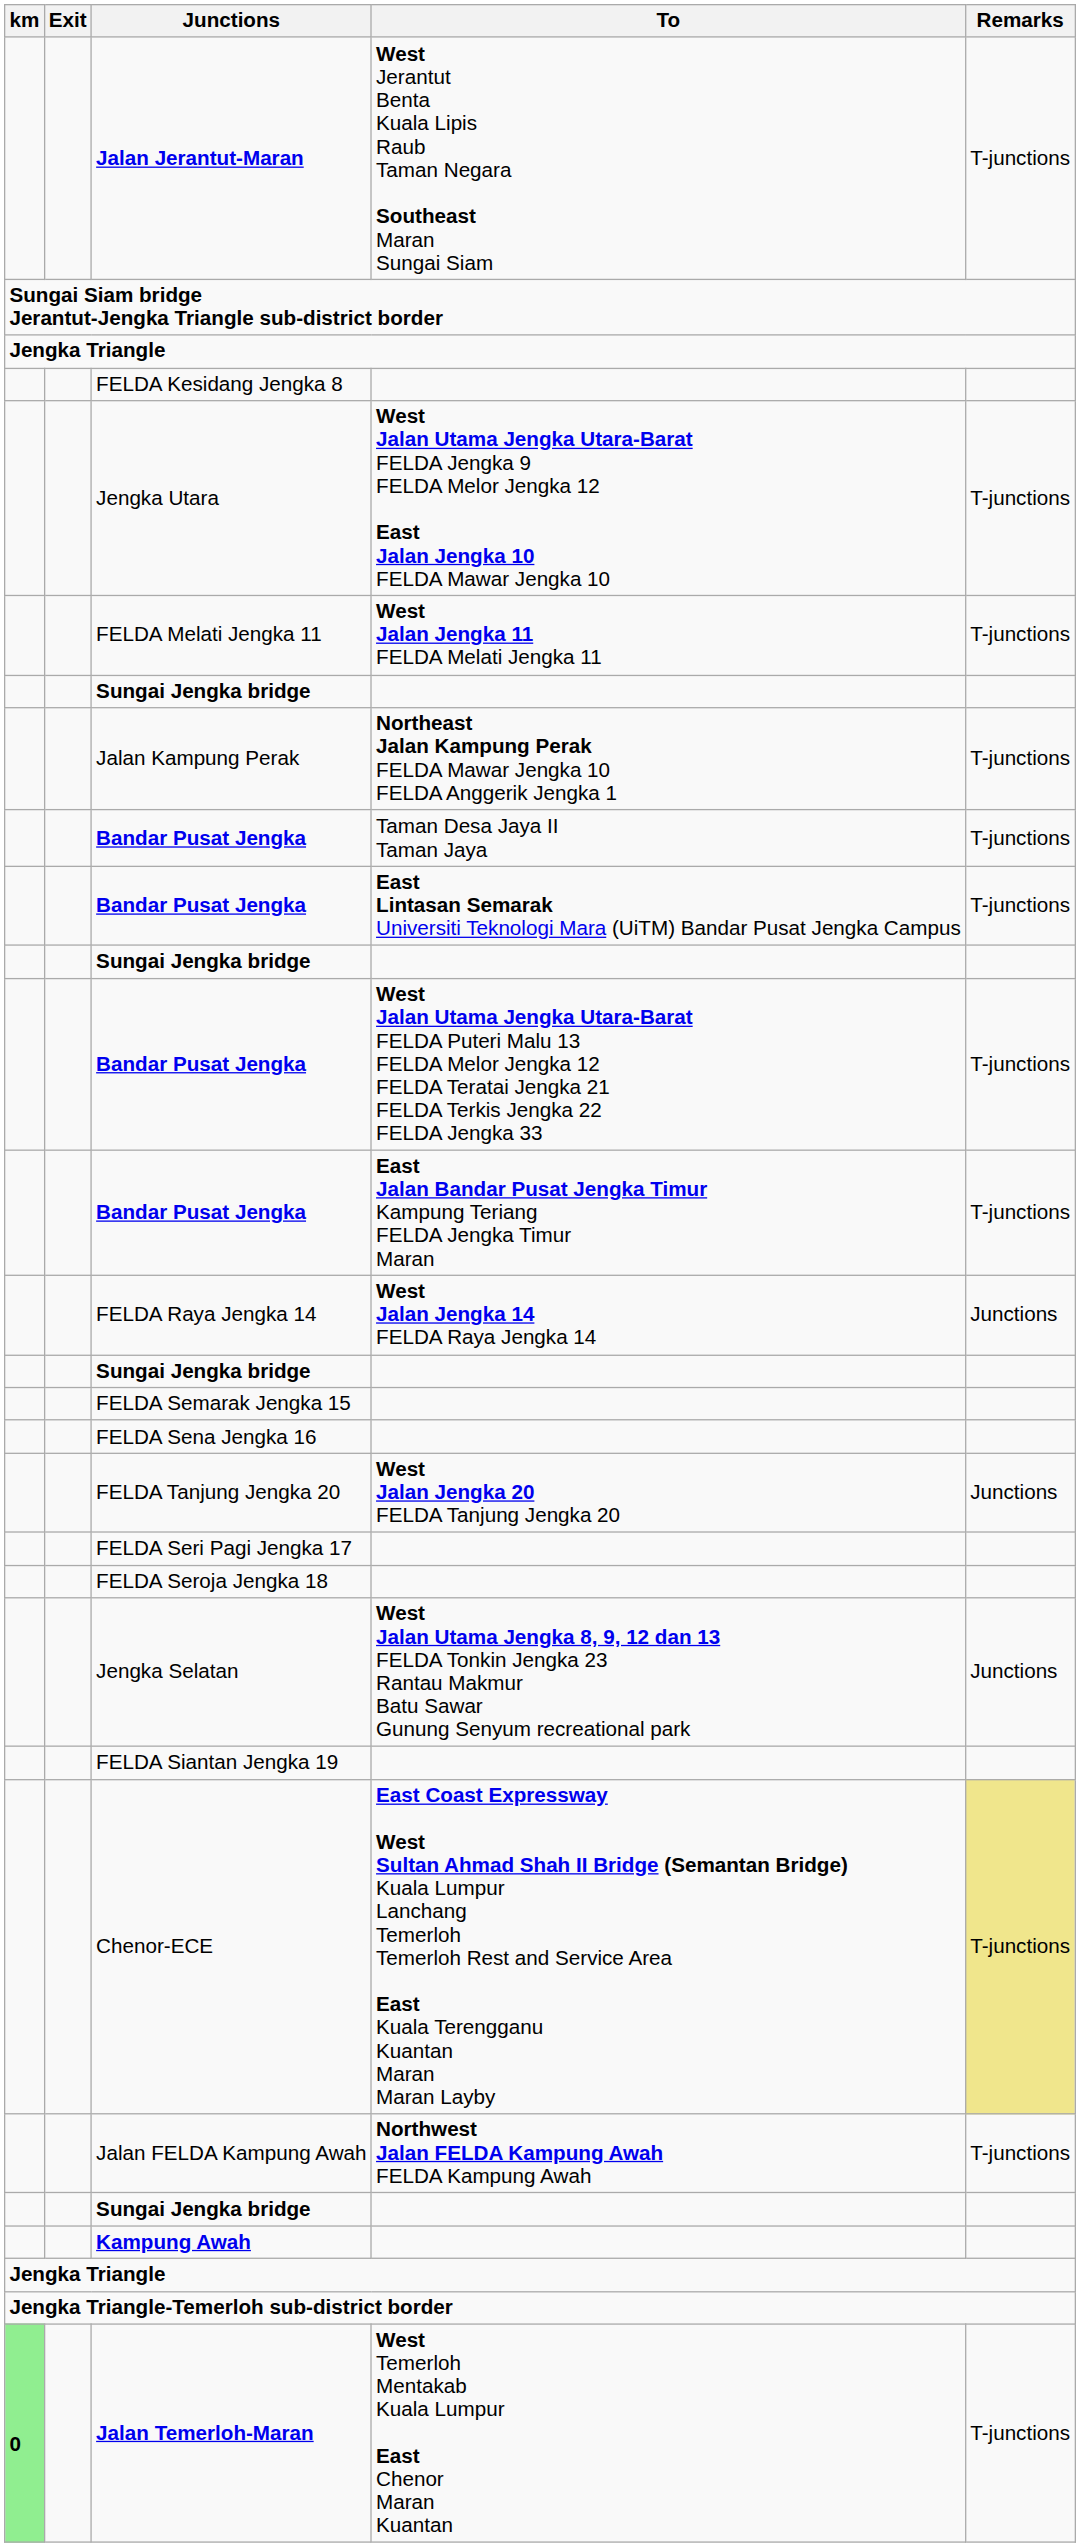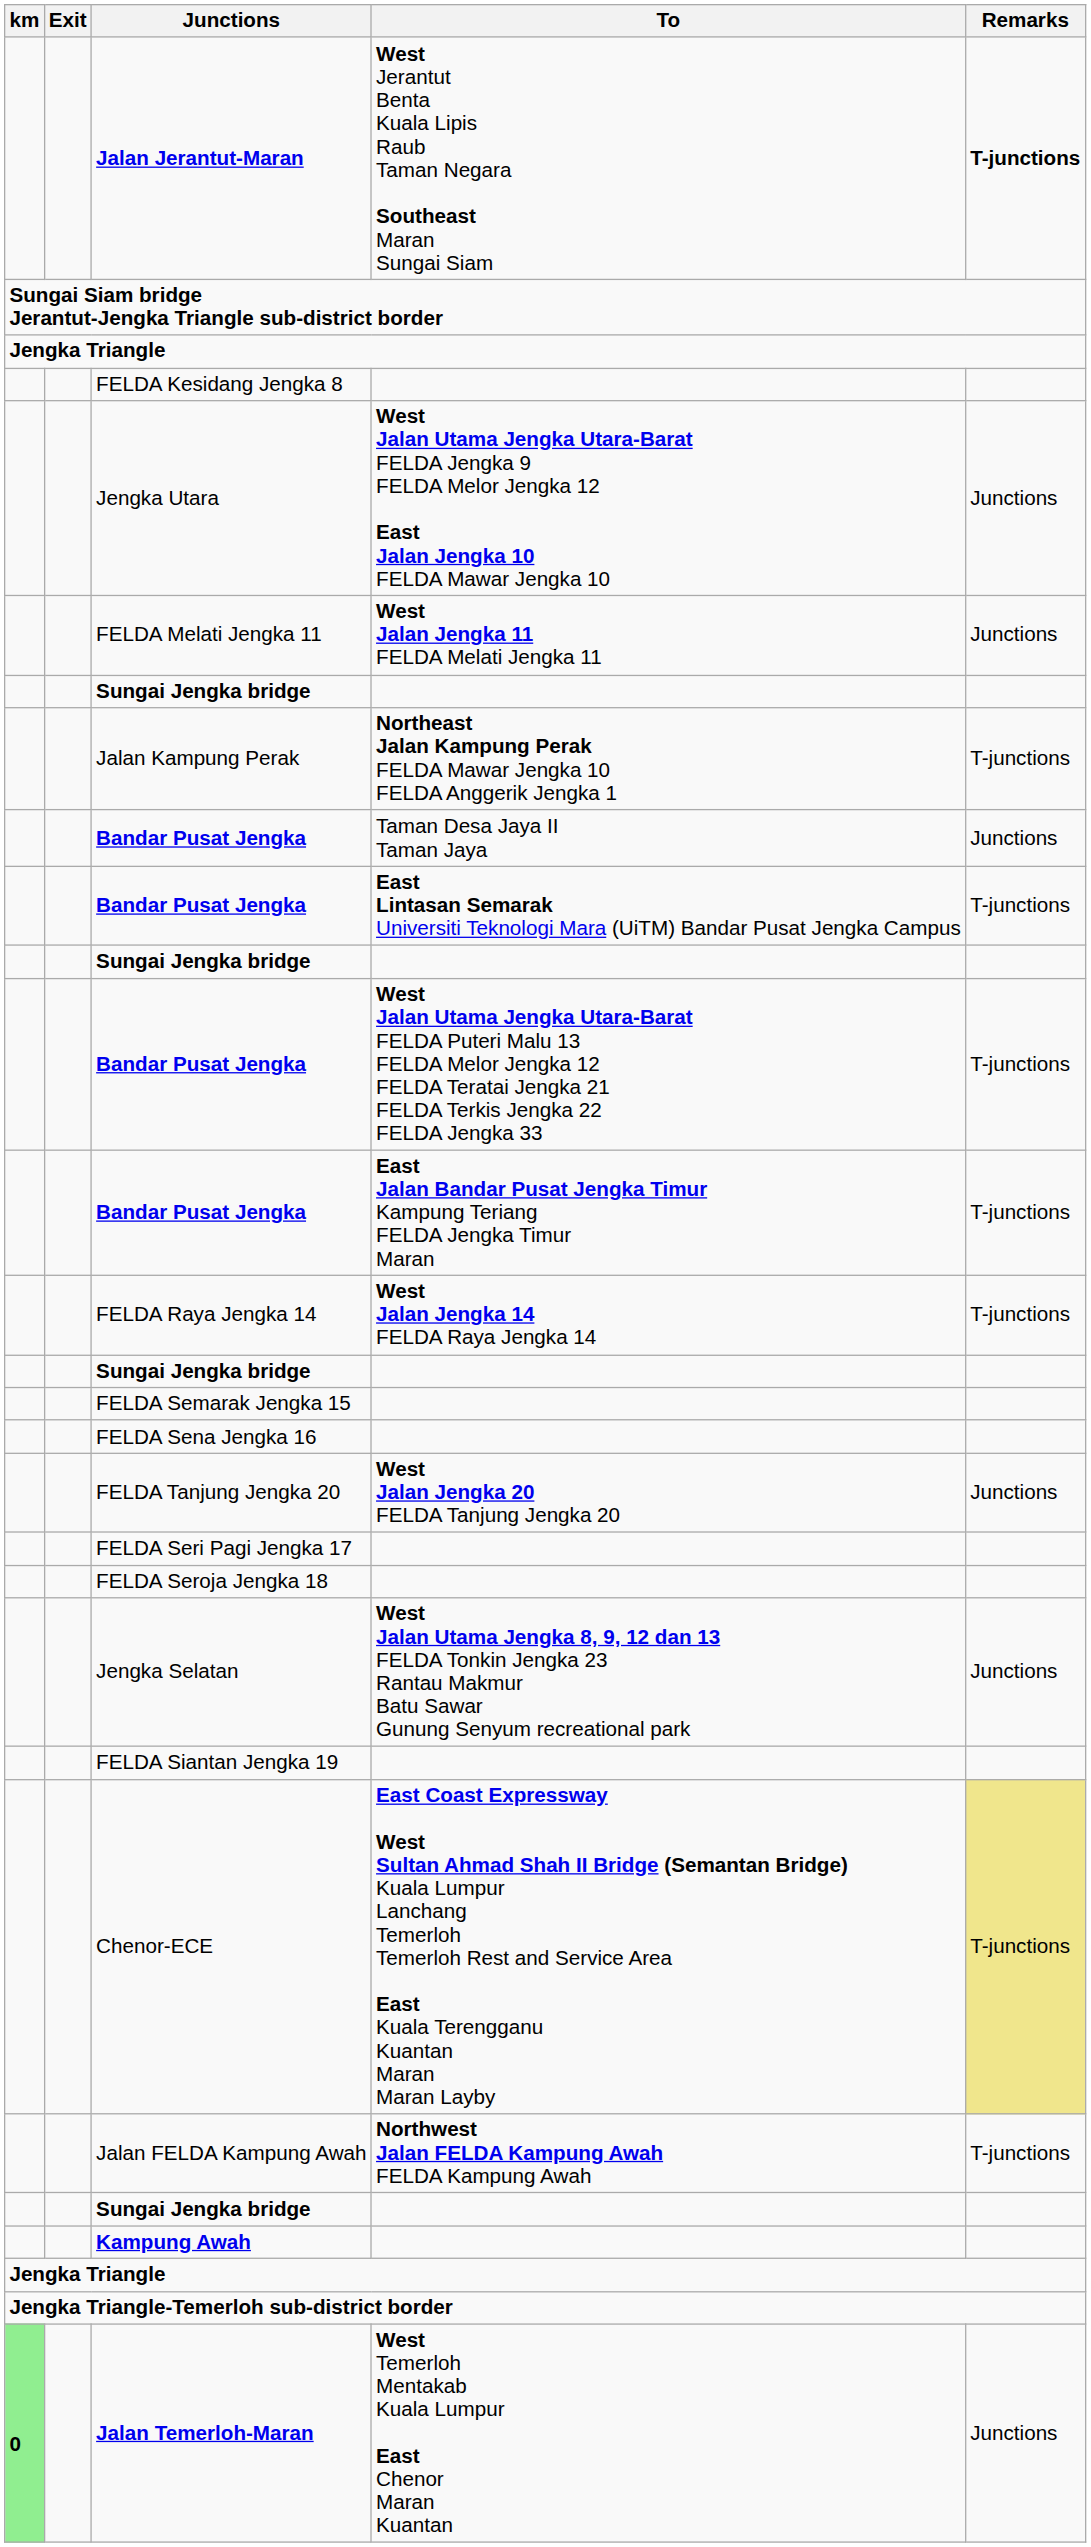(1020, 158) normal -> (1025, 158) bold
(1020, 498) T-junctions -> (1014, 498) Junctions
(1020, 635) T-junctions -> (1014, 635) Junctions
(1020, 837) T-junctions -> (1014, 837) Junctions
(1014, 1315) Junctions -> (1020, 1315) T-junctions
(1020, 2433) T-junctions -> (1014, 2433) Junctions
